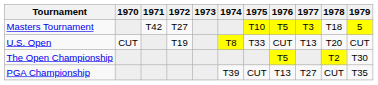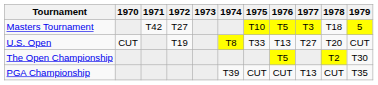(282, 42) CUT -> (282, 42) T13
(308, 42) T13 -> (308, 42) T27
(282, 73) T13 -> (282, 73) CUT
(308, 73) T27 -> (308, 73) T13
